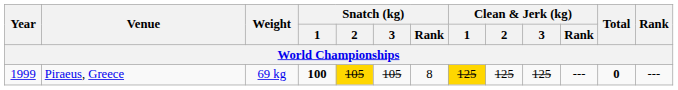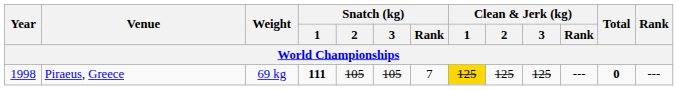(23, 74) 1999 -> (23, 74) 1998
(317, 74) 100 -> (317, 74) 111
(355, 74) gold background -> (355, 74) no background
(429, 74) 8 -> (429, 74) 7
